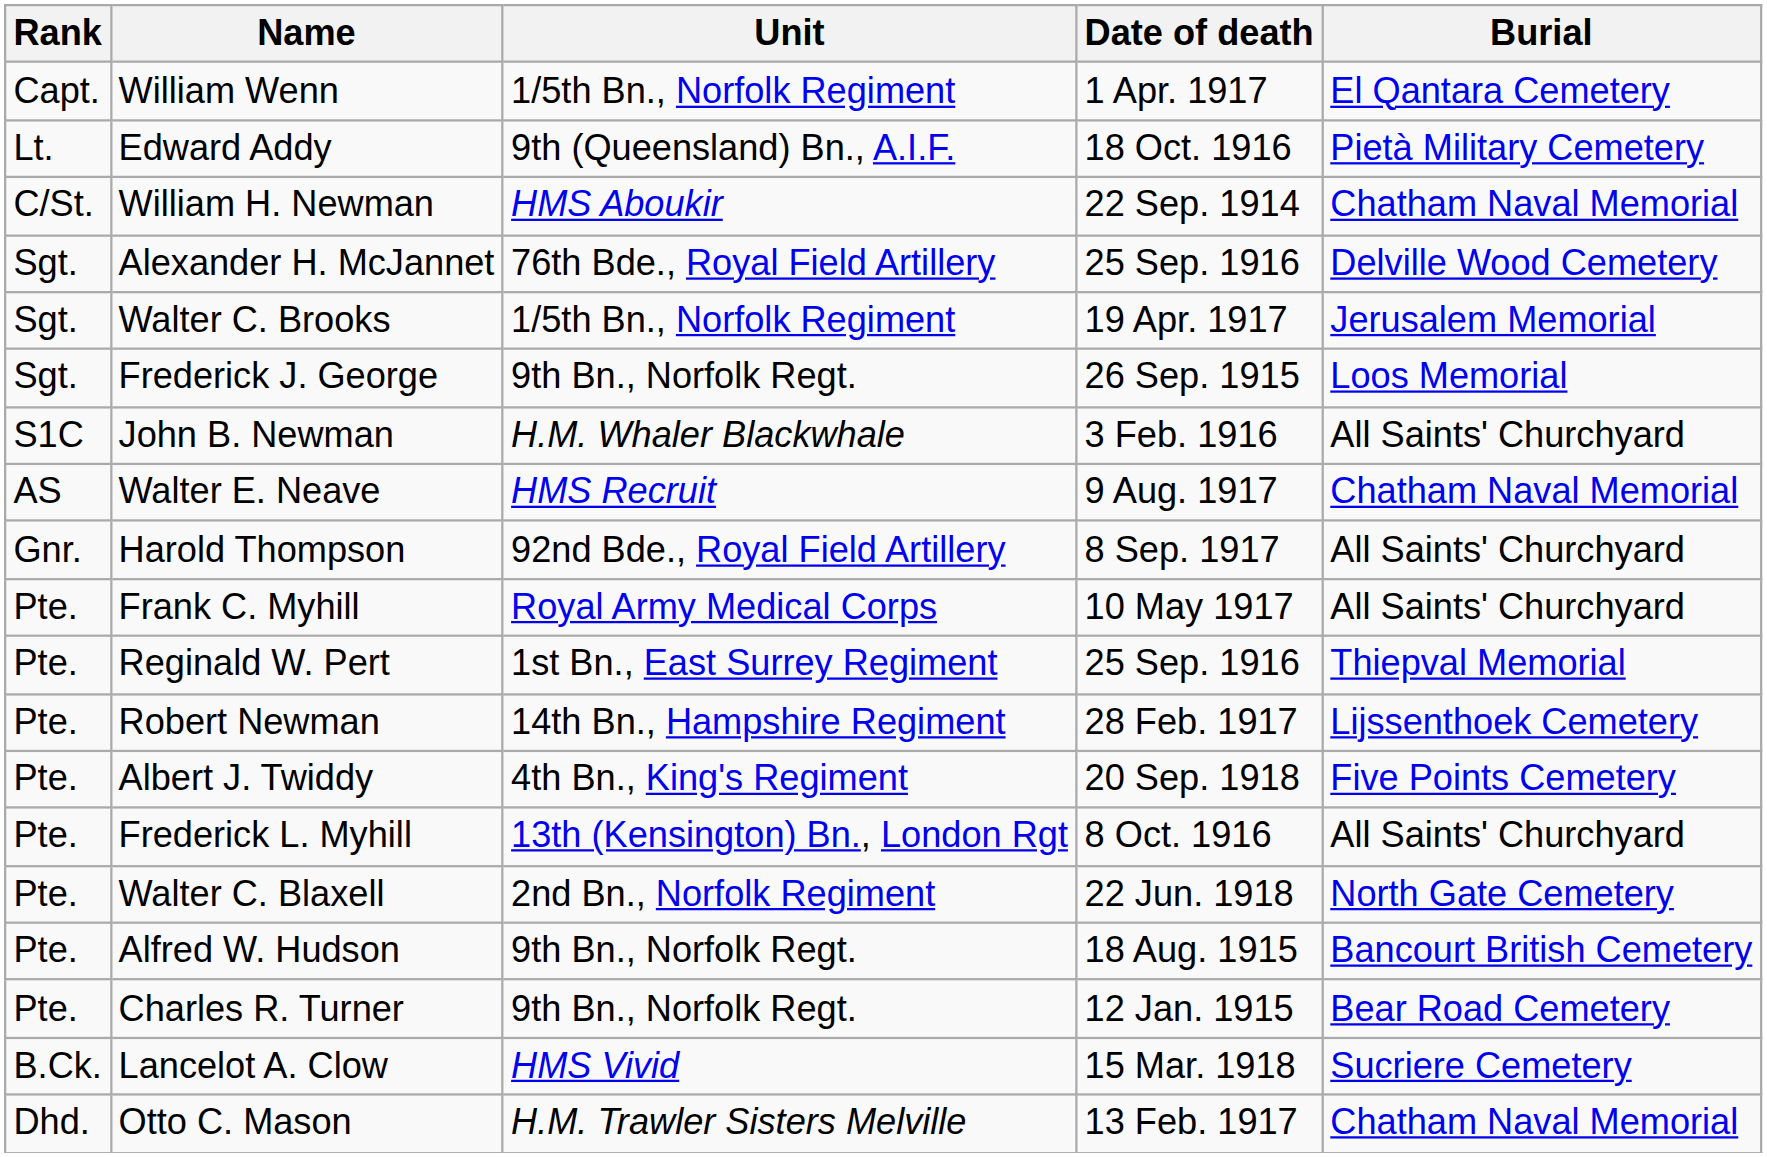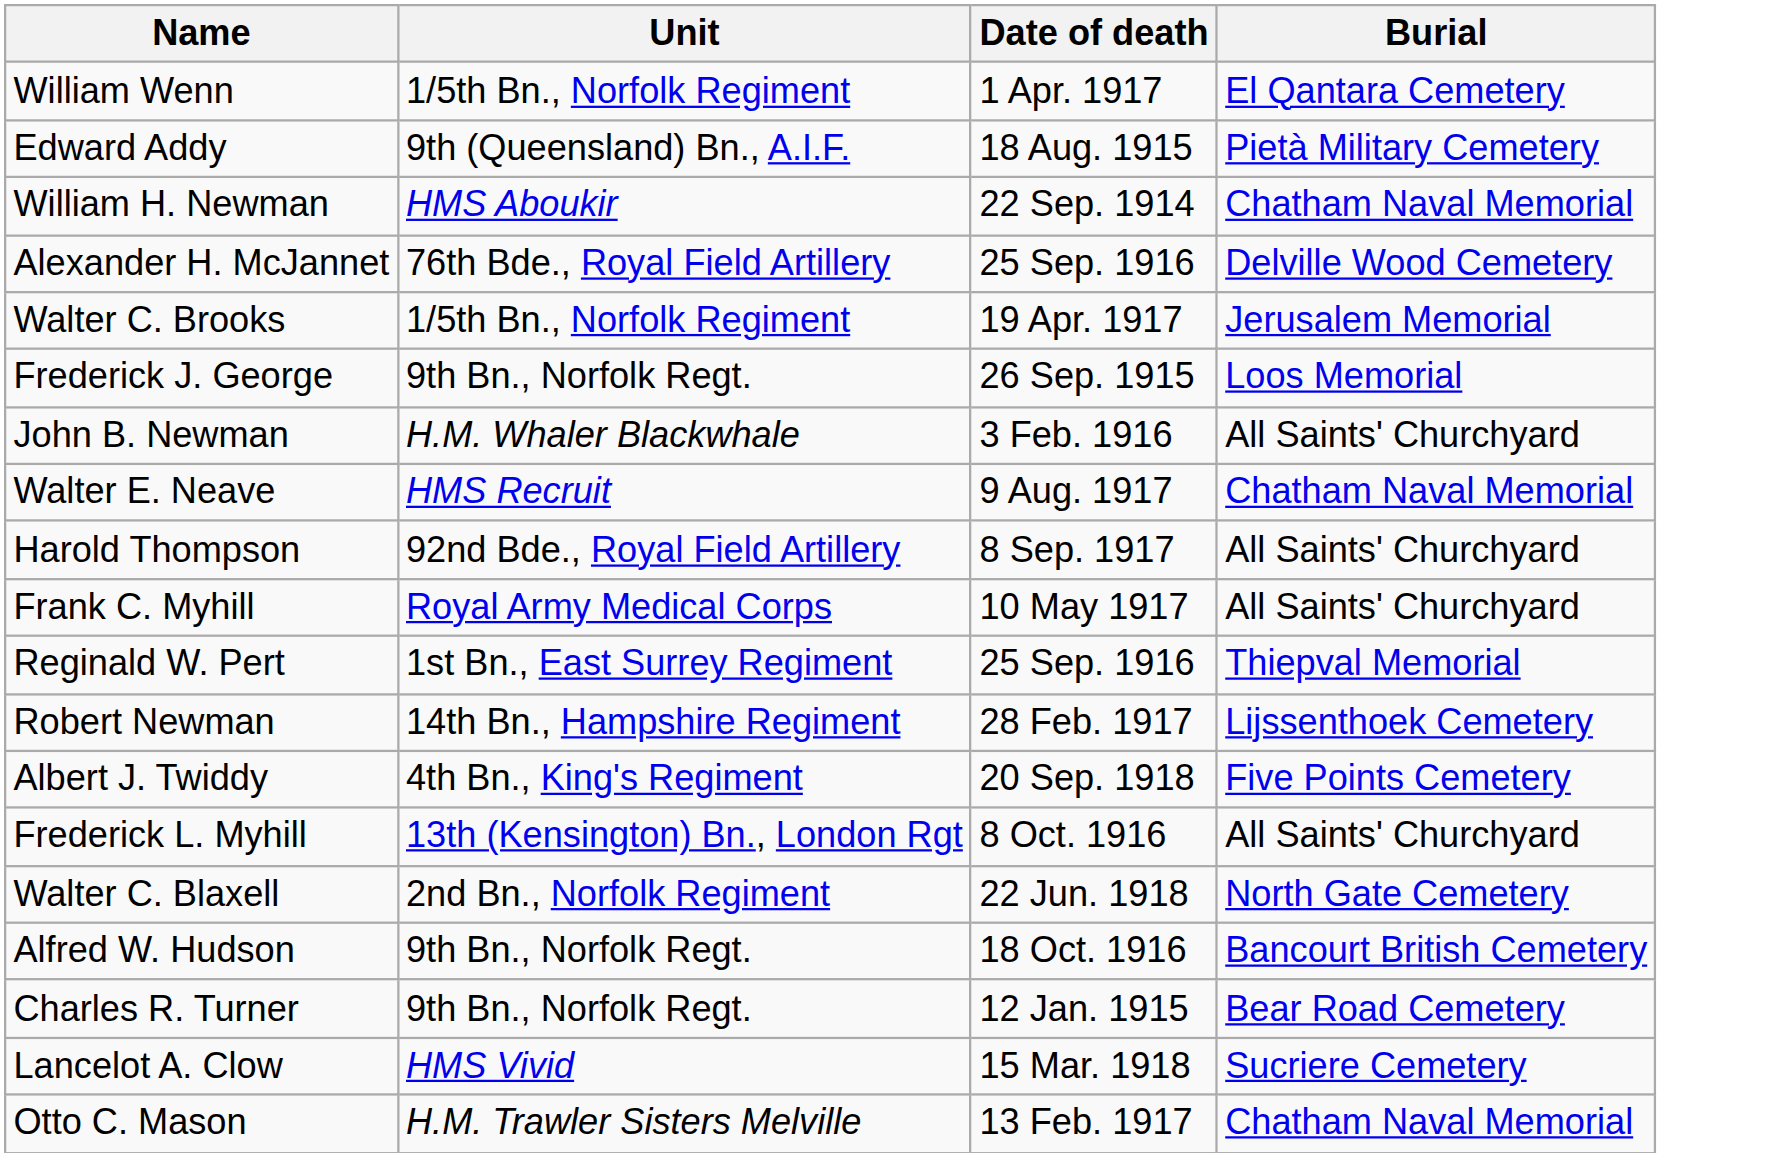- column: (58, 33)
(1188, 147) 18 Oct. 1916 -> (1086, 147) 18 Aug. 1915
(1191, 950) 18 Aug. 1915 -> (1083, 950) 18 Oct. 1916
